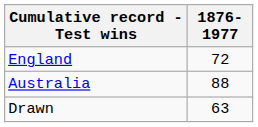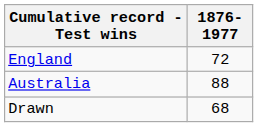(220, 109) 63 -> (220, 109) 68
